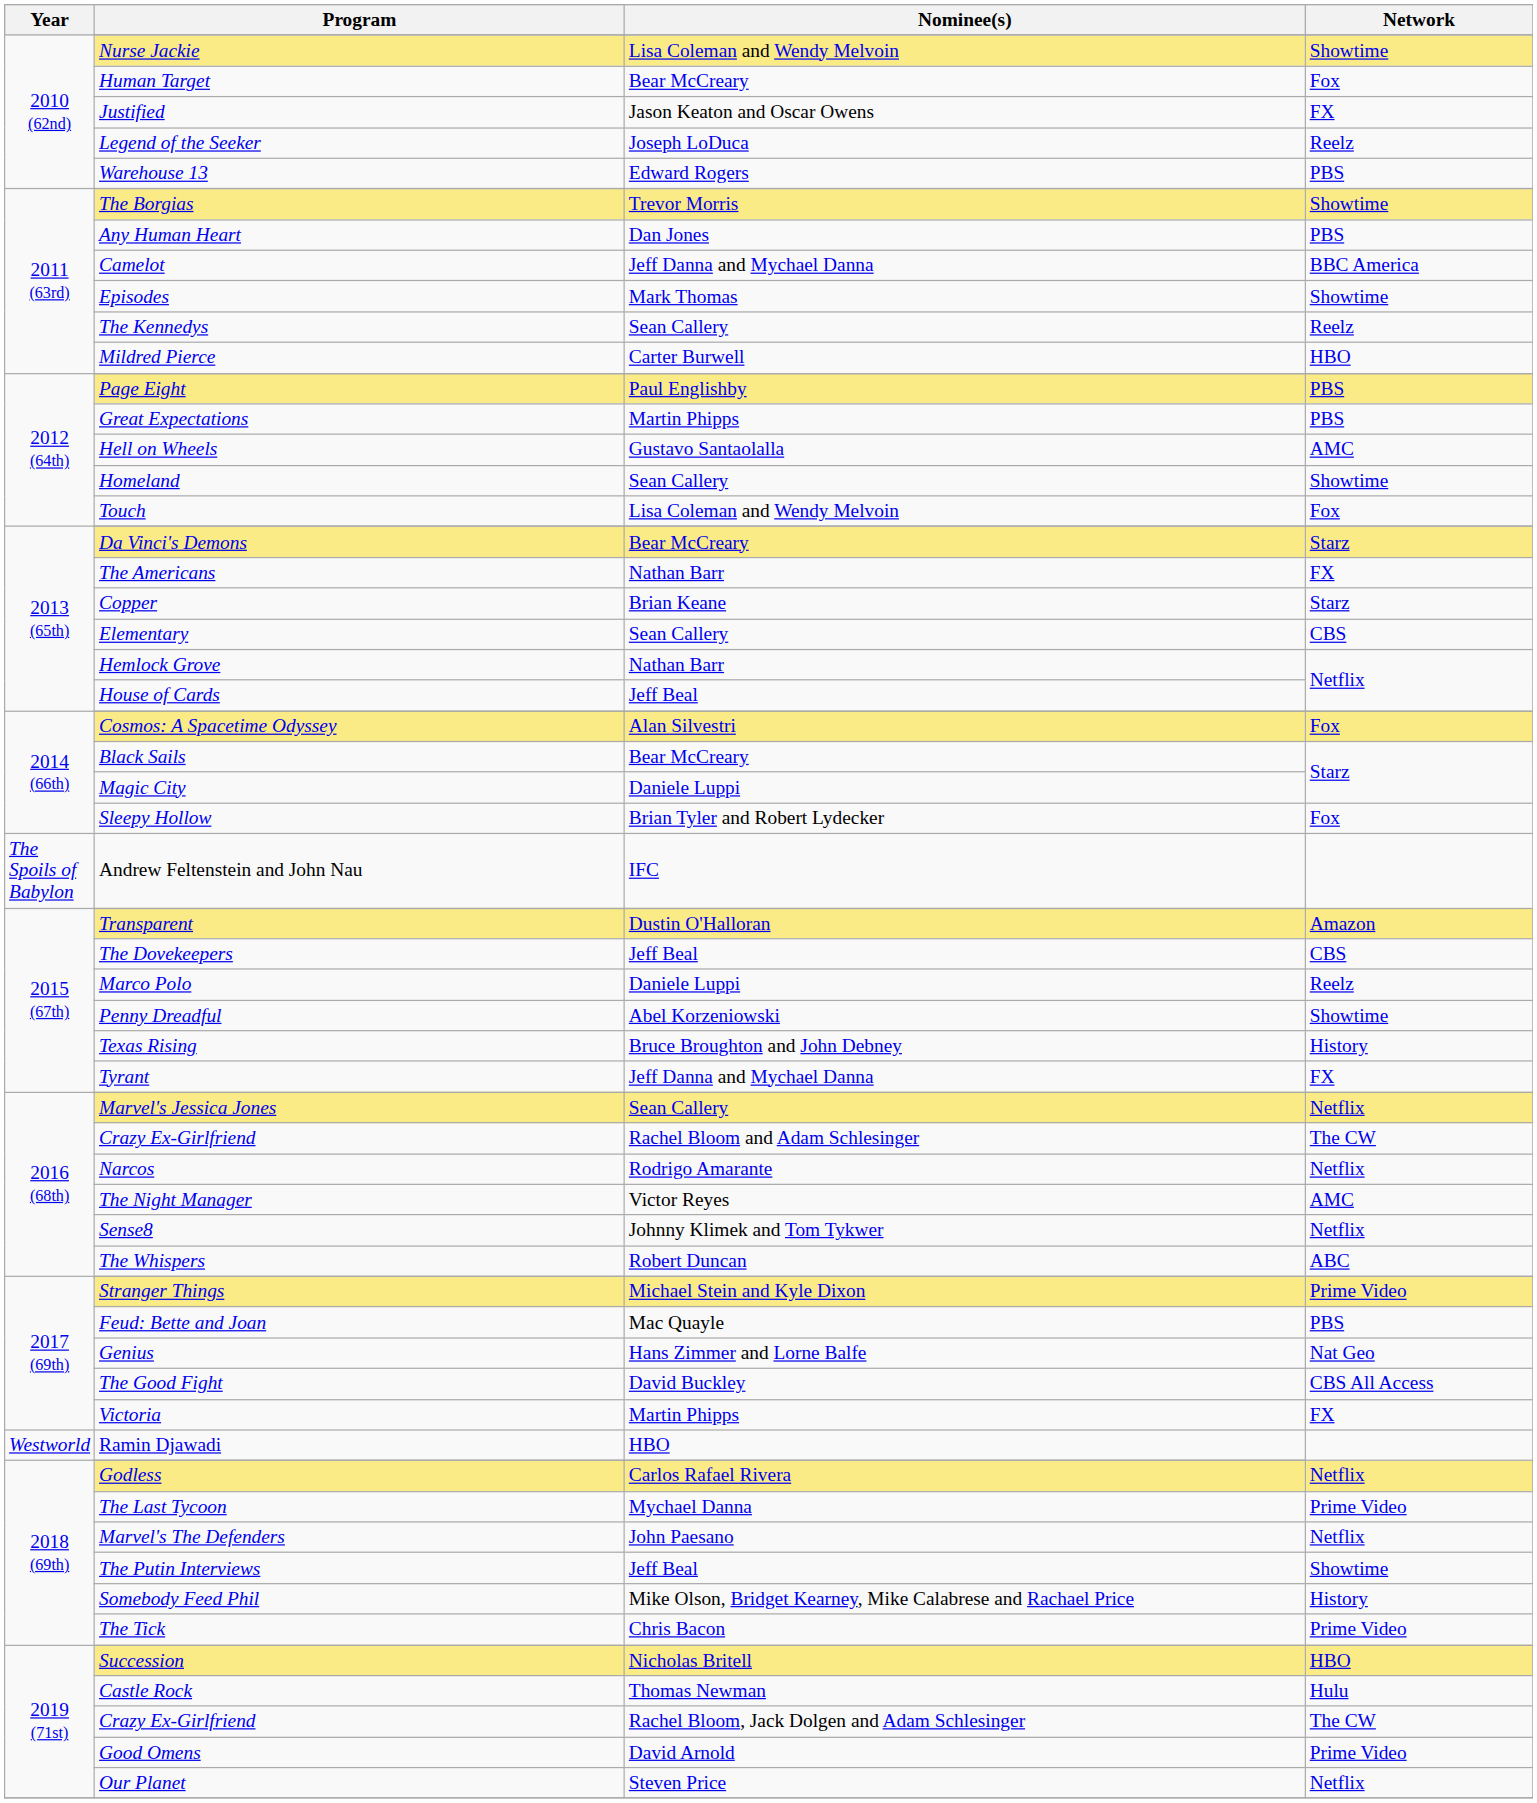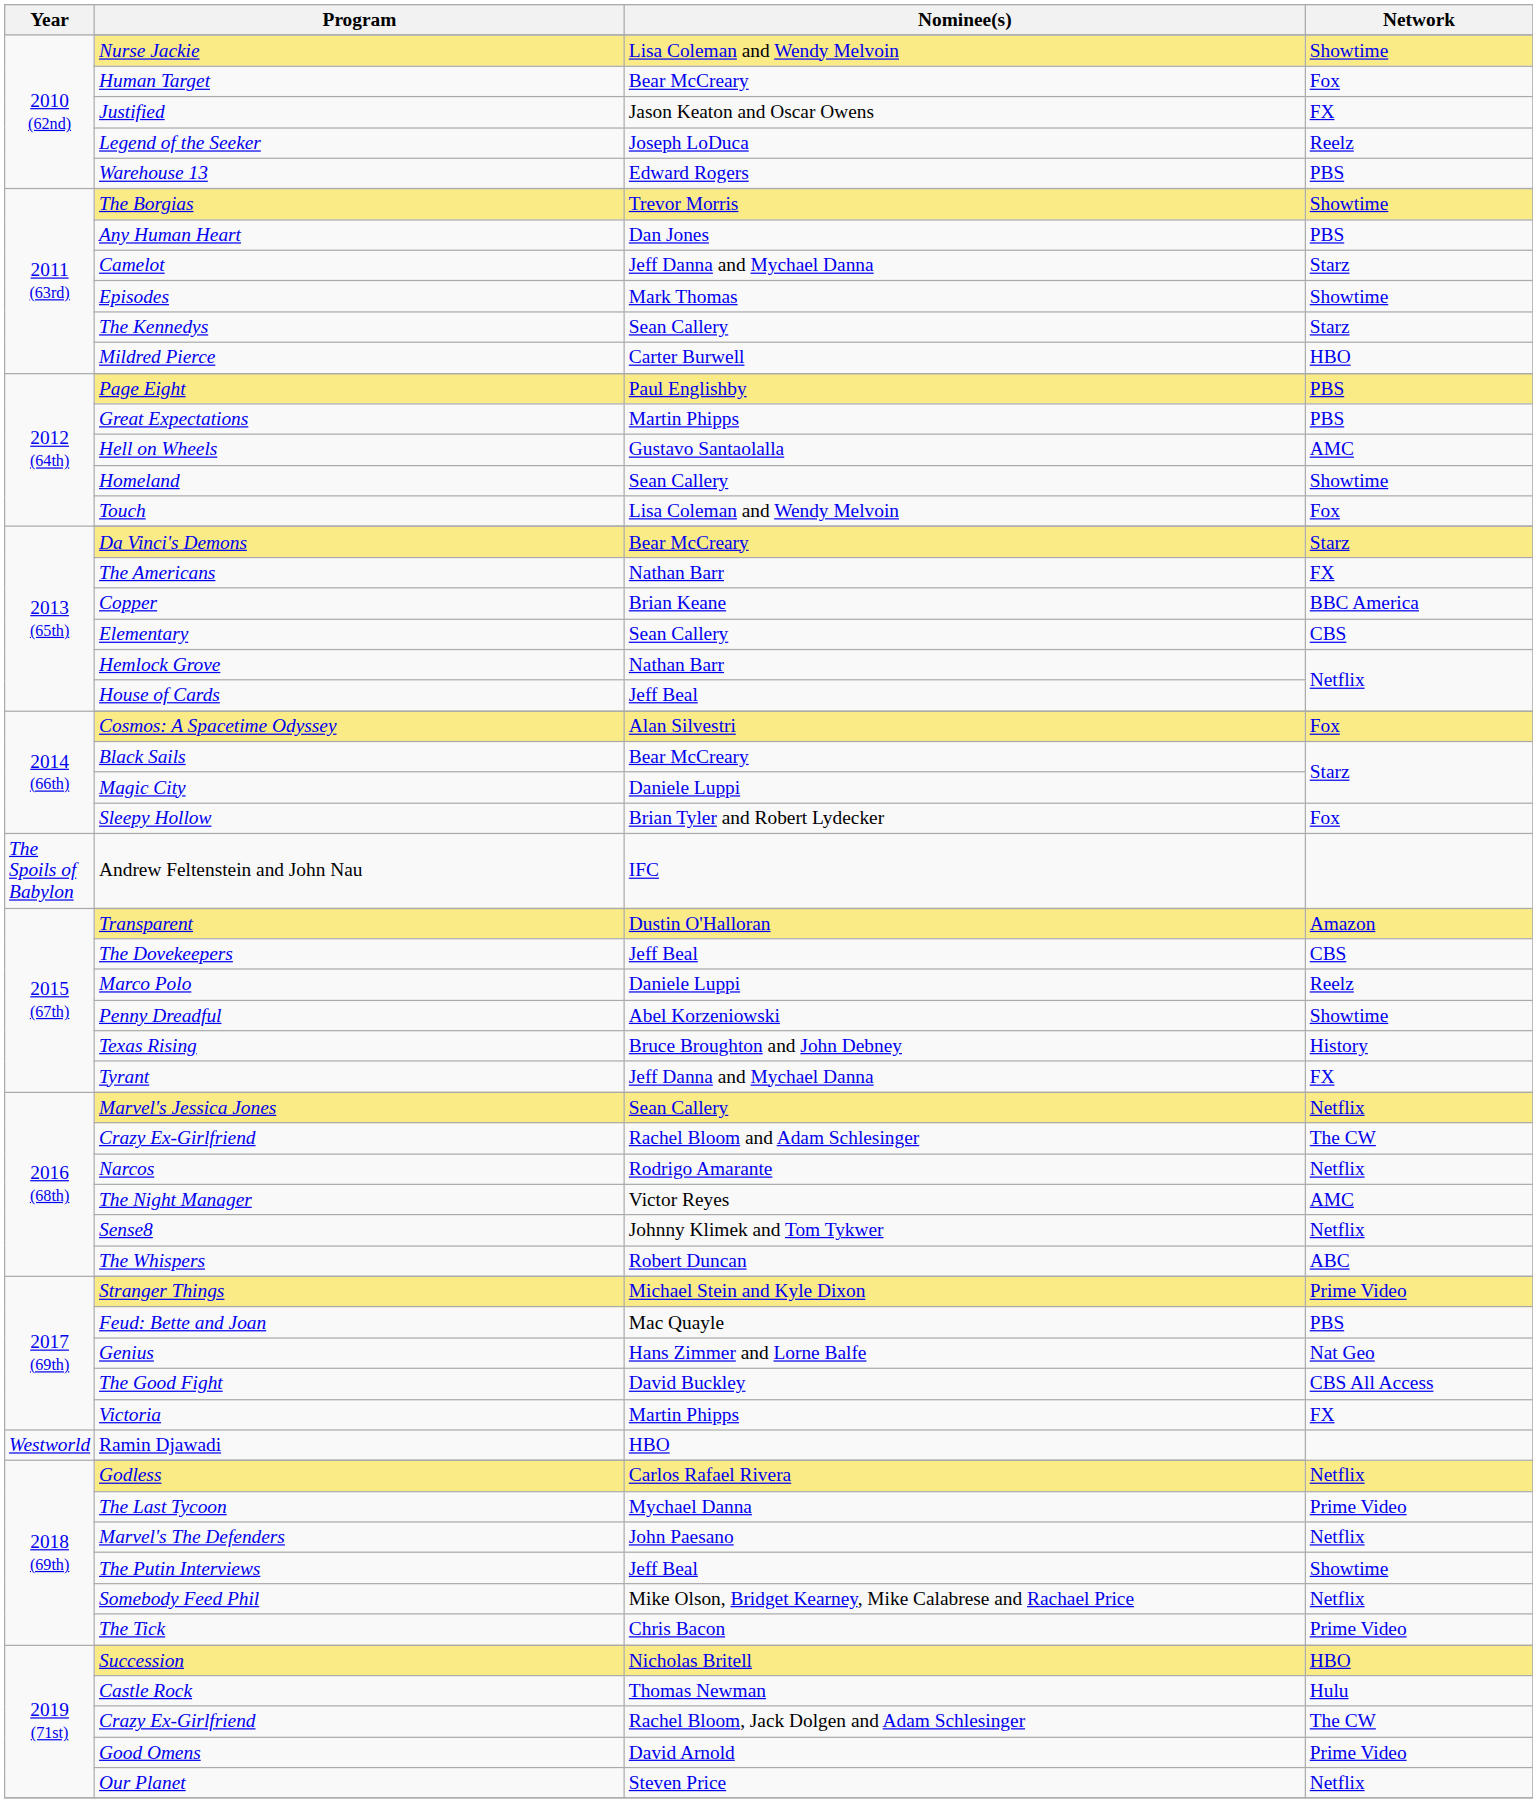(1364, 265) BBC America -> (1330, 265) Starz
(1332, 326) Reelz -> (1330, 326) Starz
(1330, 603) Starz -> (1364, 603) BBC America
(1339, 1598) History -> (1337, 1598) Netflix
